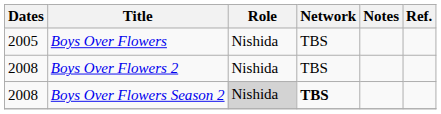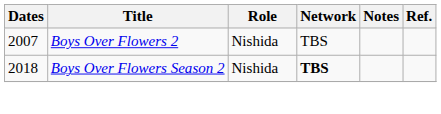- row: (109, 41)
(23, 68) 2008 -> (23, 41) 2007
(23, 95) 2008 -> (23, 68) 2018
(262, 94) lightgrey background -> (262, 67) no background
